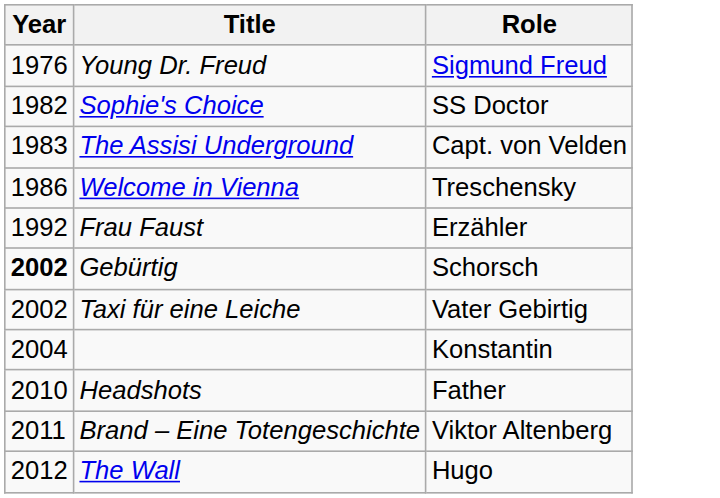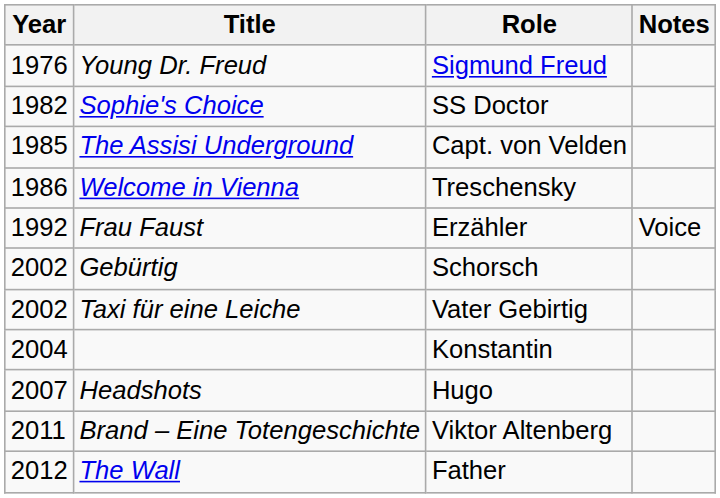+ column: (674, 24)
(39, 146) 1983 -> (39, 146) 1985
(39, 268) bold -> (39, 268) normal
(39, 390) 2010 -> (39, 390) 2007
(469, 390) Father -> (462, 390) Hugo
(462, 471) Hugo -> (469, 471) Father
